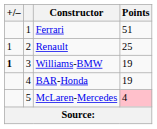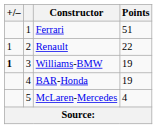(127, 46) 25 -> (127, 46) 22
(125, 97) pink background -> (125, 97) no background
